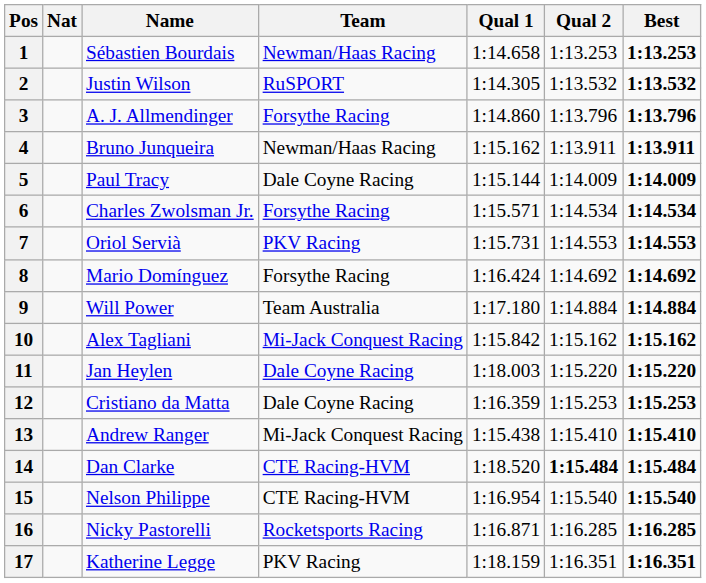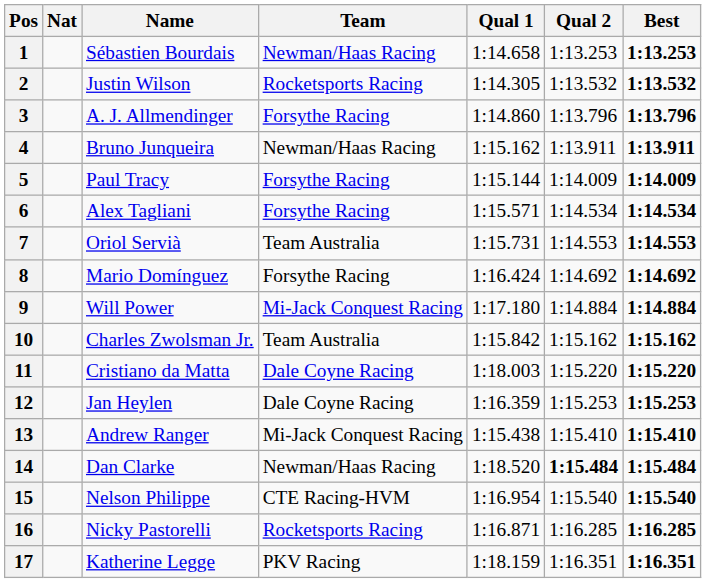(303, 84) RuSPORT -> (343, 84) Rocketsports Racing
(338, 179) Dale Coyne Racing -> (326, 179) Forsythe Racing
(170, 211) Charles Zwolsman Jr. -> (138, 211) Alex Tagliani
(311, 243) PKV Racing -> (321, 243) Team Australia
(321, 307) Team Australia -> (363, 307) Mi-Jack Conquest Racing
(138, 338) Alex Tagliani -> (170, 338) Charles Zwolsman Jr.
(363, 338) Mi-Jack Conquest Racing -> (321, 338) Team Australia
(129, 370) Jan Heylen -> (158, 370) Cristiano da Matta
(158, 402) Cristiano da Matta -> (129, 402) Jan Heylen
(336, 466) CTE Racing-HVM -> (349, 466) Newman/Haas Racing
